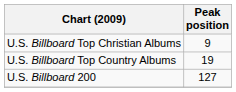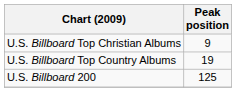(208, 78) 127 -> (208, 78) 125
